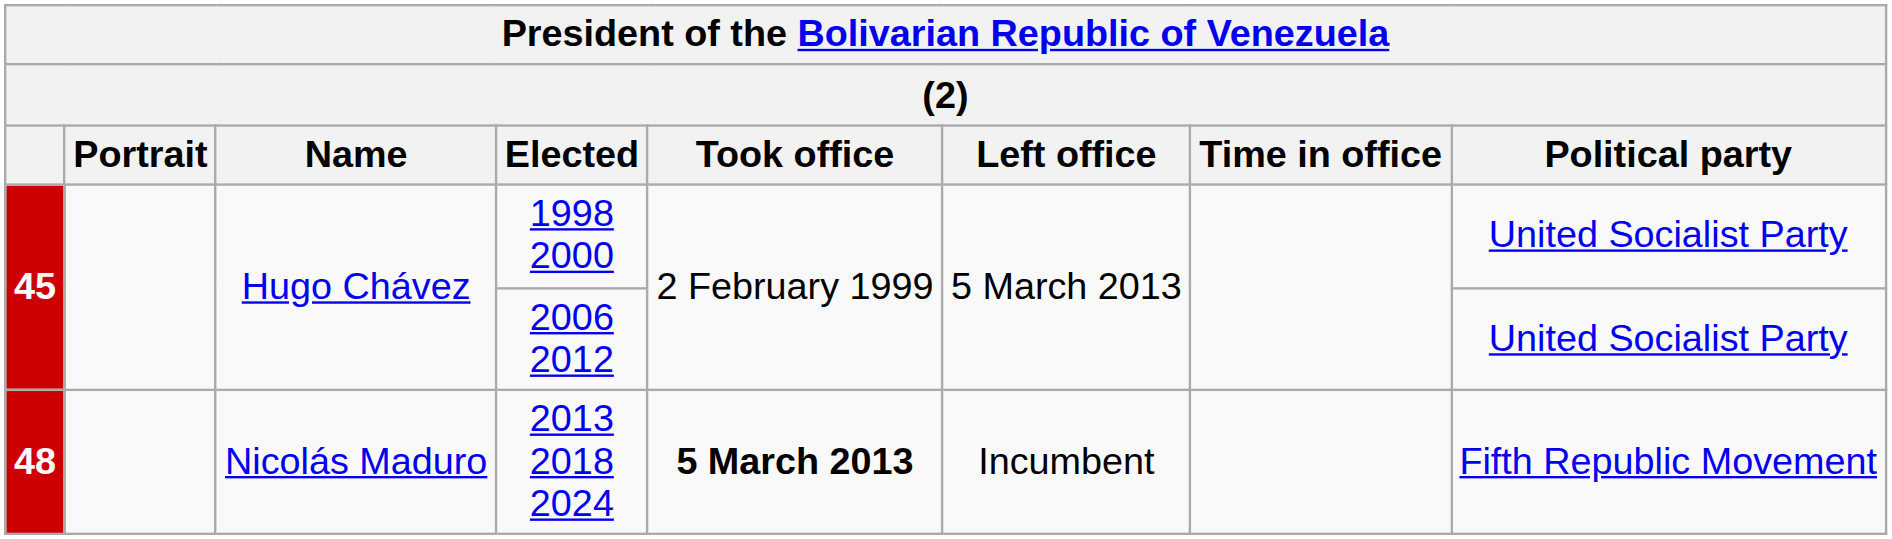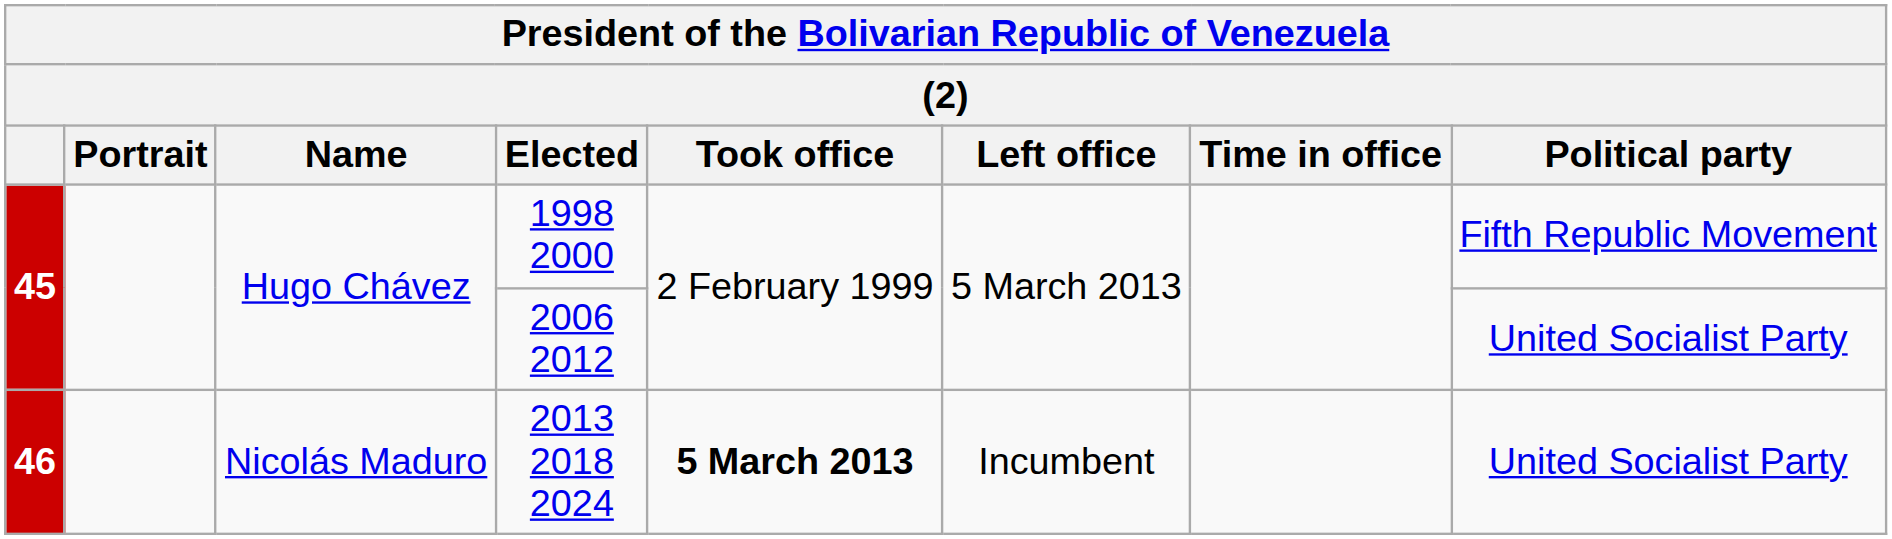(1668, 235) United Socialist Party -> (1668, 235) Fifth Republic Movement
(35, 461) 48 -> (35, 461) 46
(1668, 461) Fifth Republic Movement -> (1668, 461) United Socialist Party
